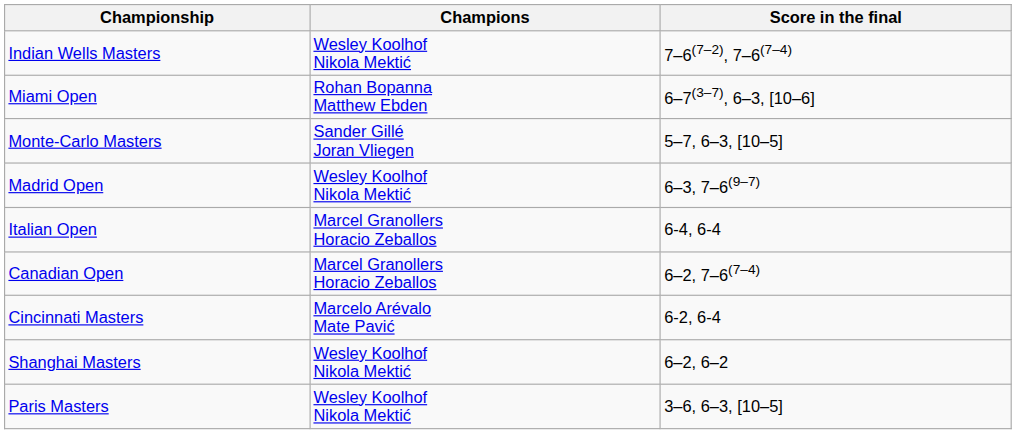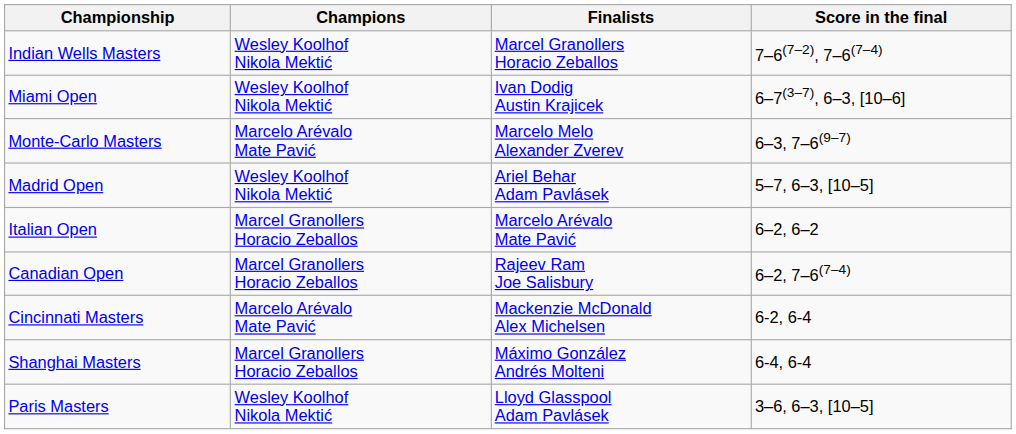+ column: (621, 18)
(373, 97) Rohan Bopanna Matthew Ebden -> (291, 97) Wesley Koolhof Nikola Mektić
(364, 141) Sander Gillé Joran Vliegen -> (293, 141) Marcelo Arévalo Mate Pavić
(724, 141) 5–7, 6–3, [10–5] -> (803, 141) 6–3, 7–6(9–7)
(712, 185) 6–3, 7–6(9–7) -> (814, 186) 5–7, 6–3, [10–5]
(693, 230) 6-4, 6-4 -> (787, 230) 6–2, 6–2
(370, 362) Wesley Koolhof Nikola Mektić -> (299, 362) Marcel Granollers Horacio Zeballos
(696, 362) 6–2, 6–2 -> (783, 362) 6-4, 6-4
